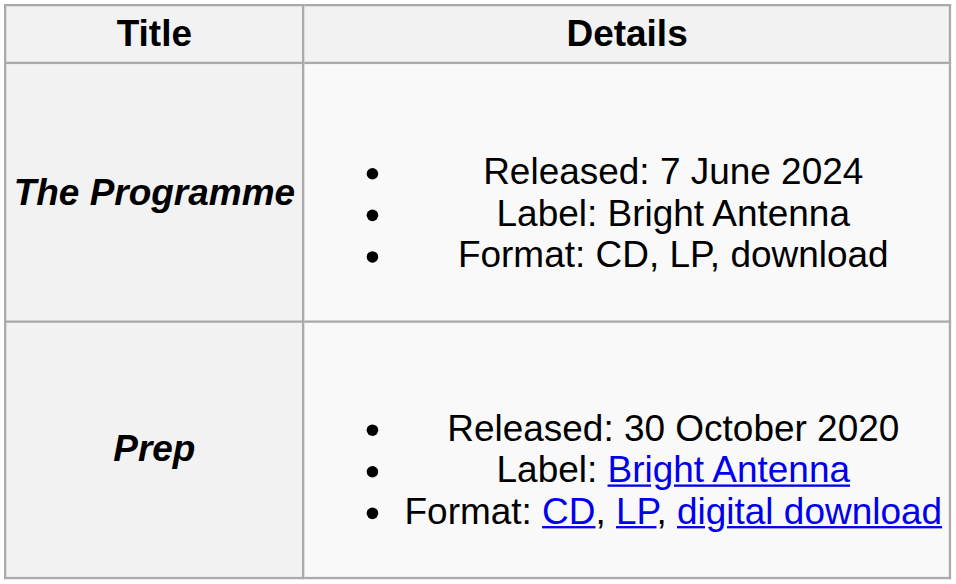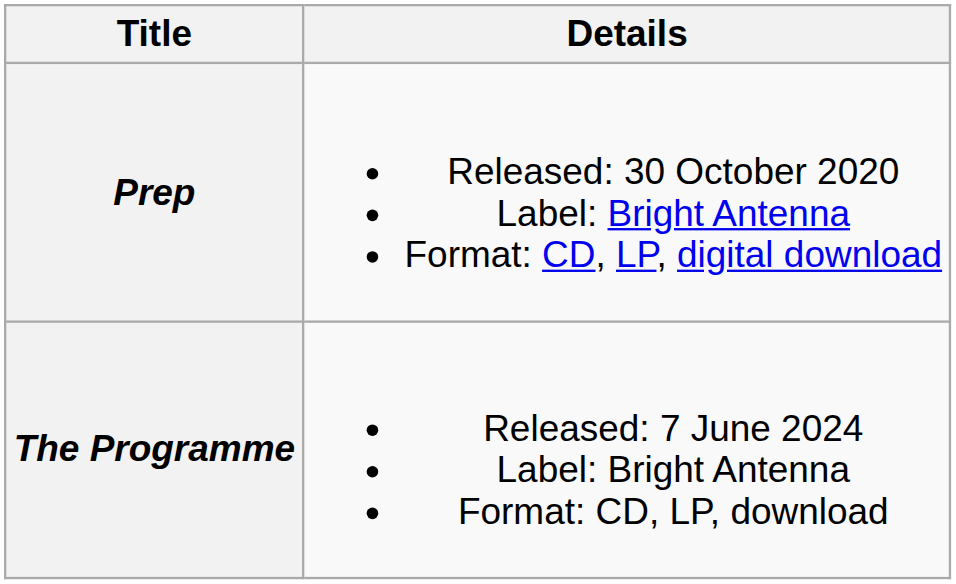rows swapped: (154, 449) <-> (154, 191)
